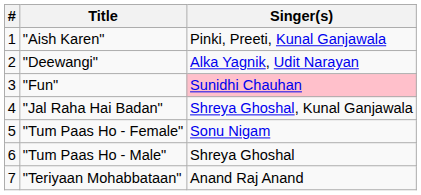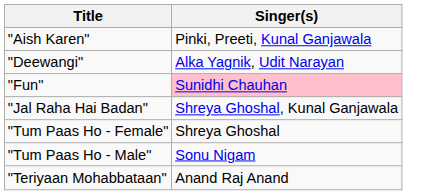- column: (12, 16)
(230, 132) Sonu Nigam -> (227, 132) Shreya Ghoshal
(242, 155) Shreya Ghoshal -> (215, 155) Sonu Nigam
